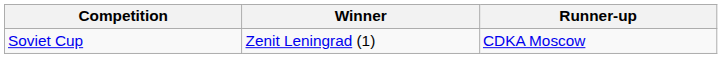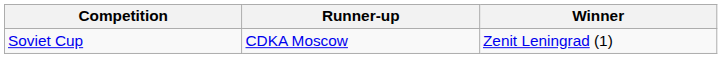columns swapped: (361, 16) <-> (598, 16)
